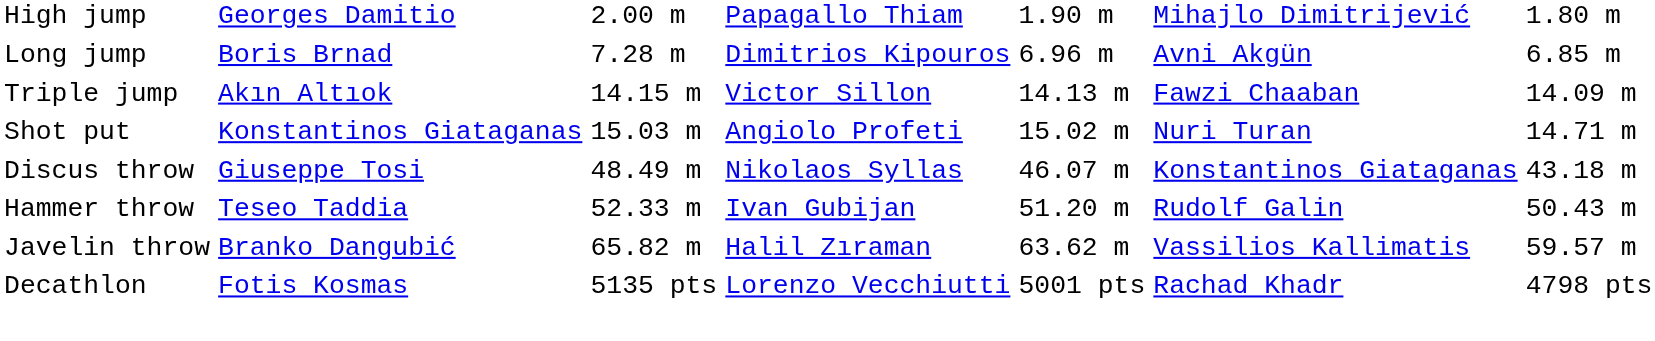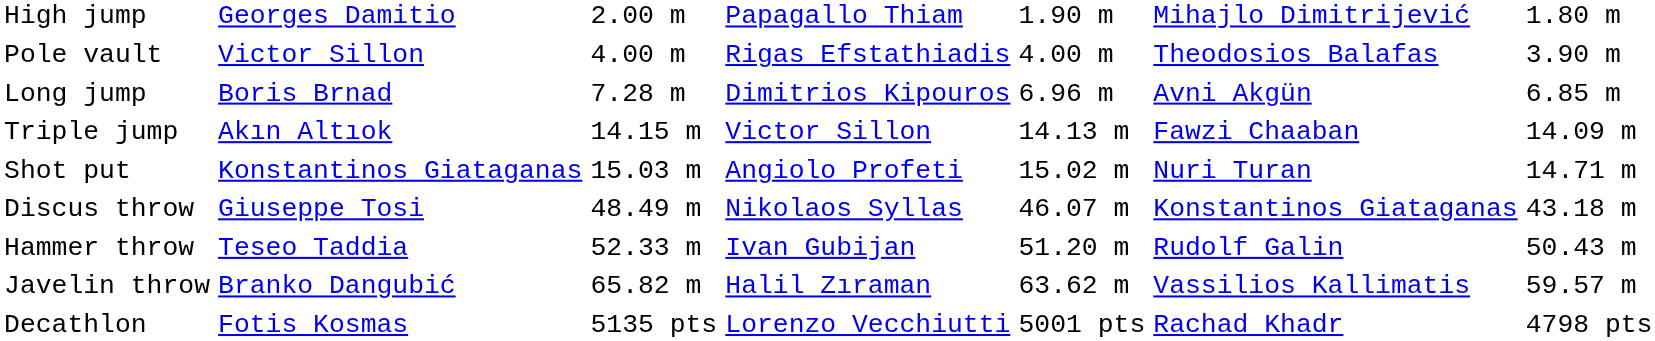+ row: (83, 55)
